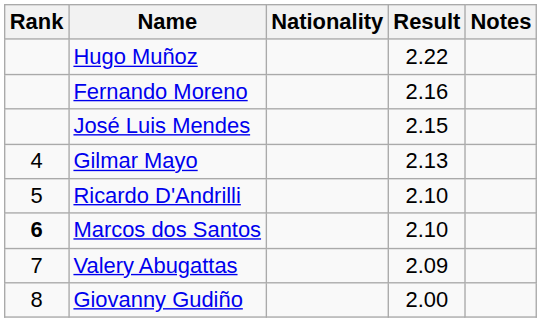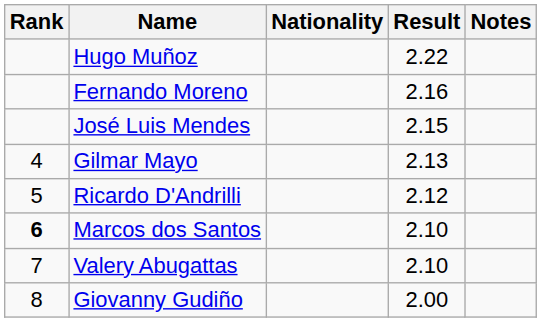(427, 195) 2.10 -> (427, 195) 2.12
(427, 265) 2.09 -> (427, 265) 2.10
